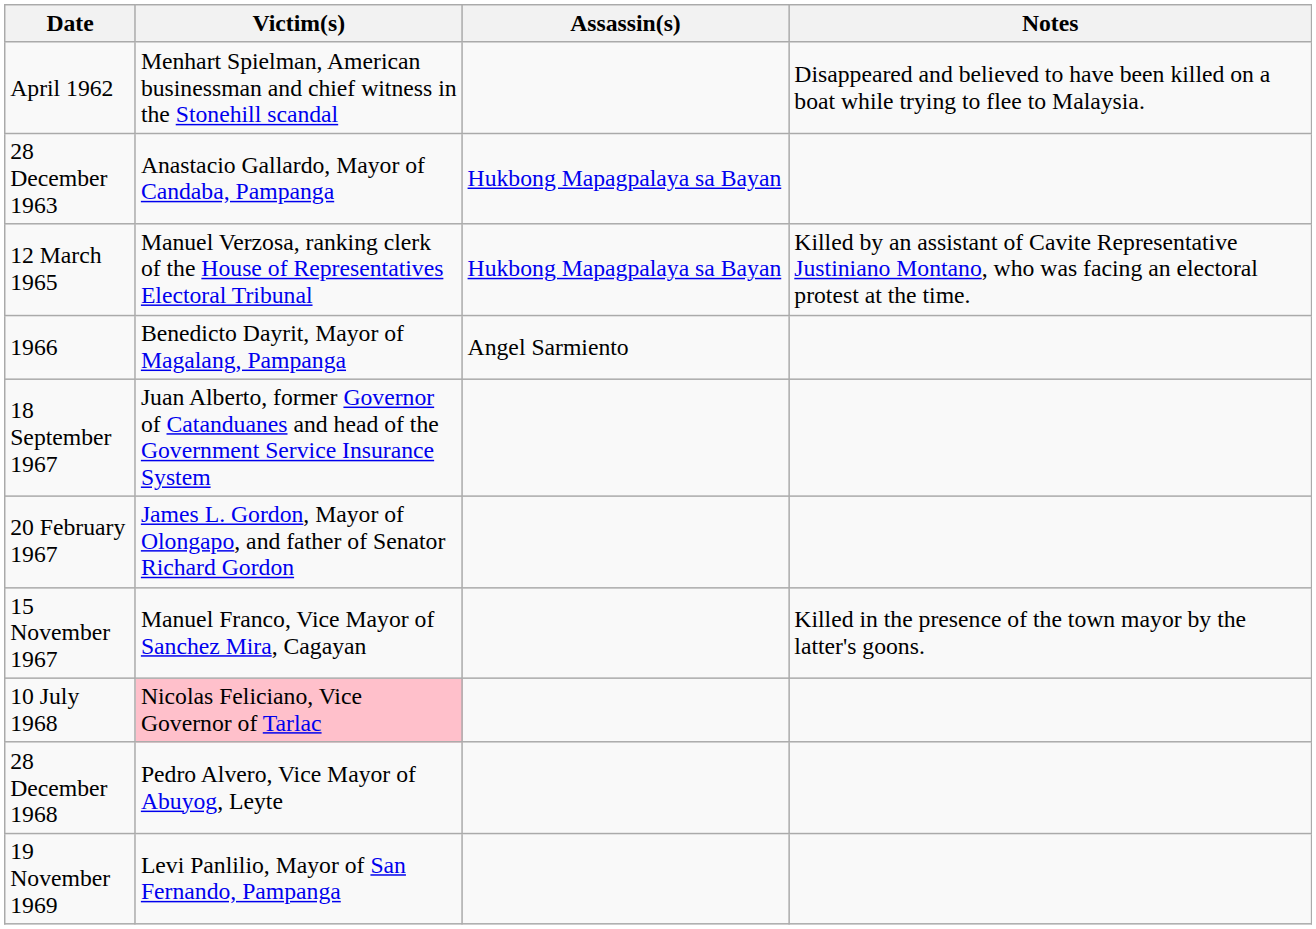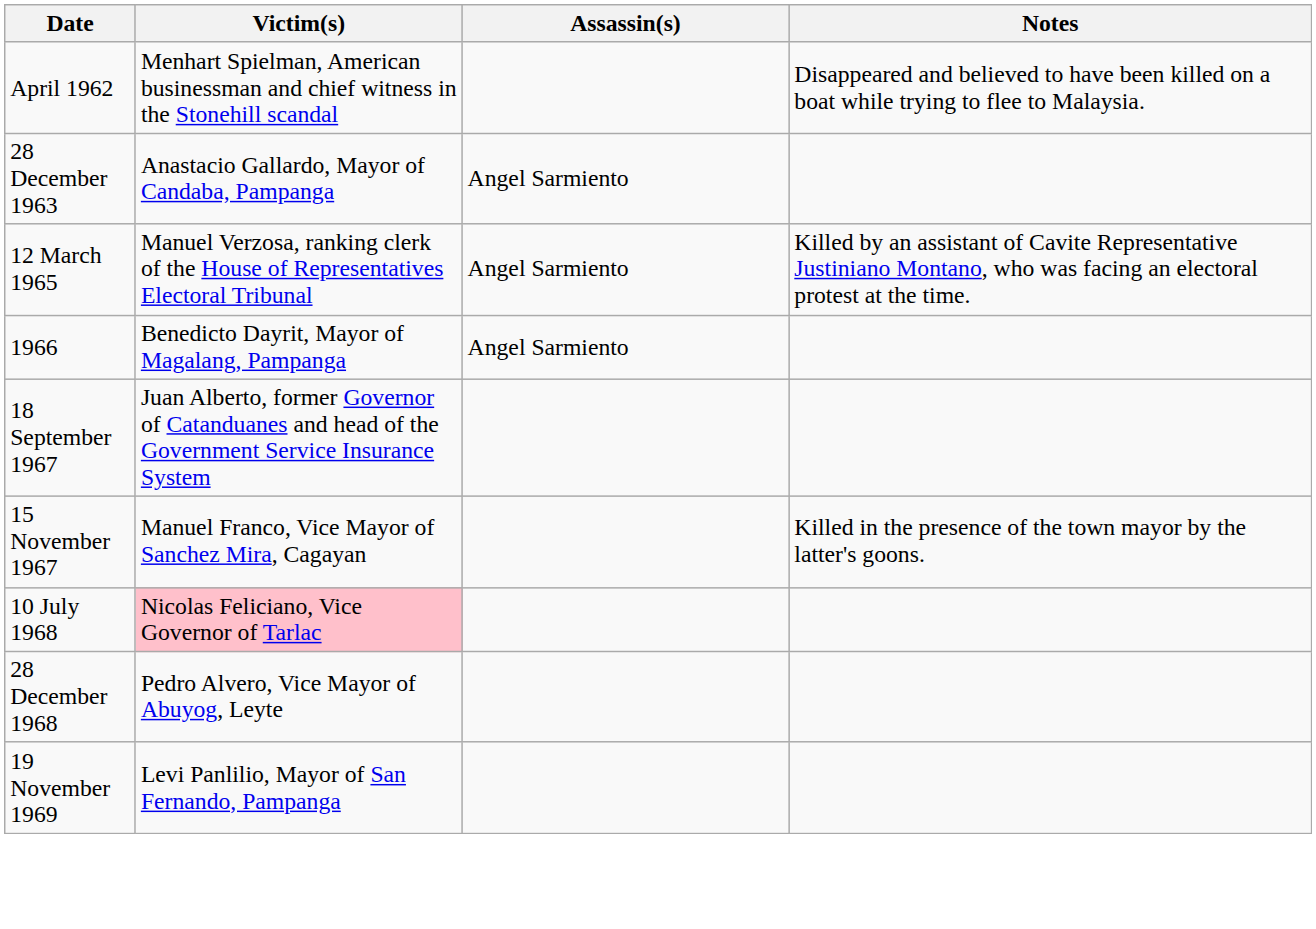(624, 178) Hukbong Mapagpalaya sa Bayan -> (548, 178) Angel Sarmiento
(624, 269) Hukbong Mapagpalaya sa Bayan -> (548, 269) Angel Sarmiento
- row: (68, 541)
